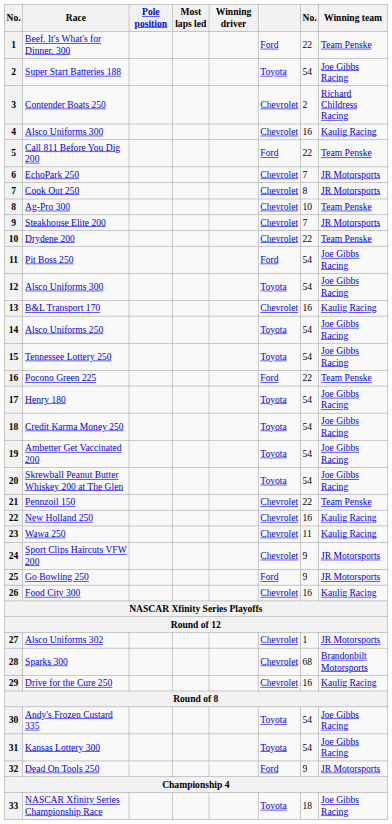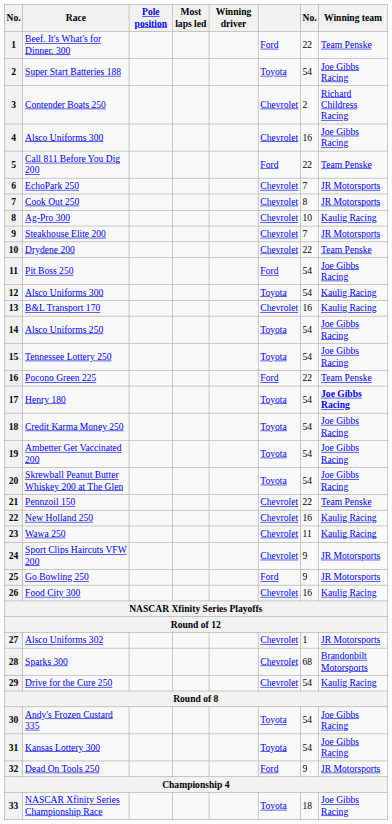(349, 132) Kaulig Racing -> (340, 138) Joe Gibbs Racing
(346, 206) Team Penske -> (349, 218) Kaulig Racing
(340, 287) Joe Gibbs Racing -> (349, 292) Kaulig Racing
(340, 400) normal -> (341, 400) bold
(307, 683) 16 -> (307, 683) 54
